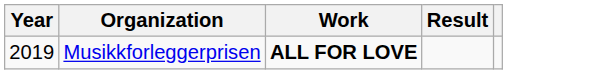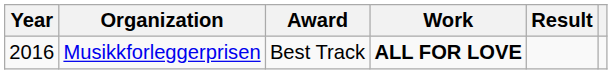+ column: (318, 20)
(32, 52) 2019 -> (32, 52) 2016
